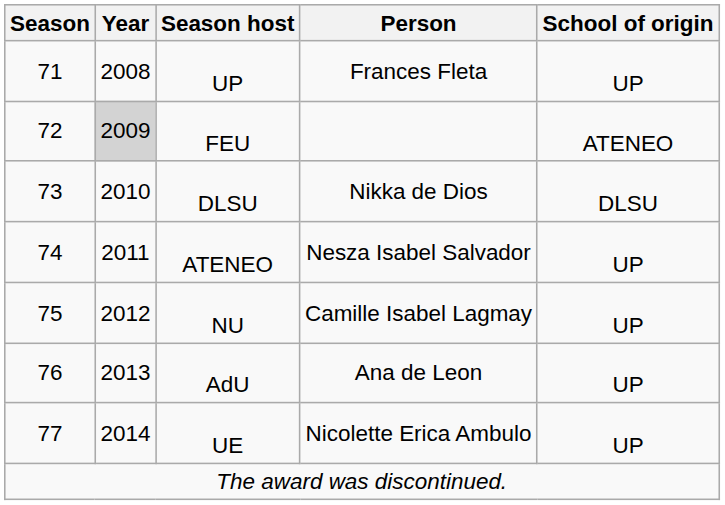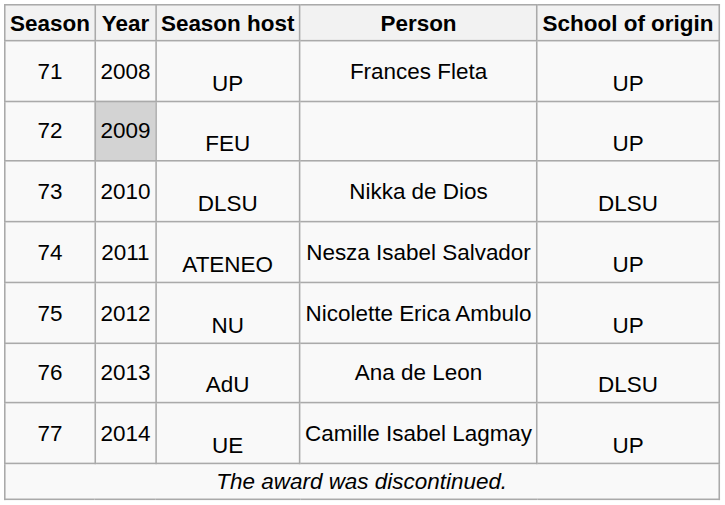(628, 144) ATENEO -> (628, 144) UP
(419, 313) Camille Isabel Lagmay -> (418, 313) Nicolette Erica Ambulo
(628, 386) UP -> (628, 386) DLSU
(418, 434) Nicolette Erica Ambulo -> (419, 434) Camille Isabel Lagmay
